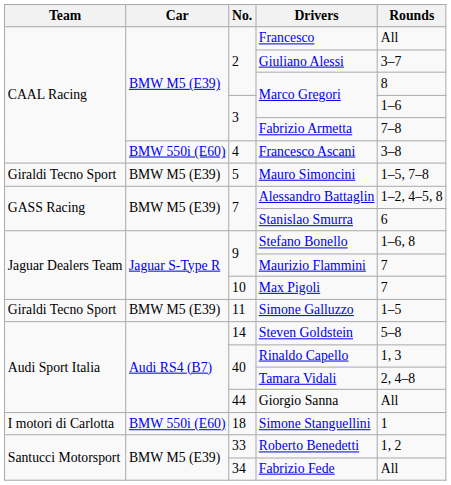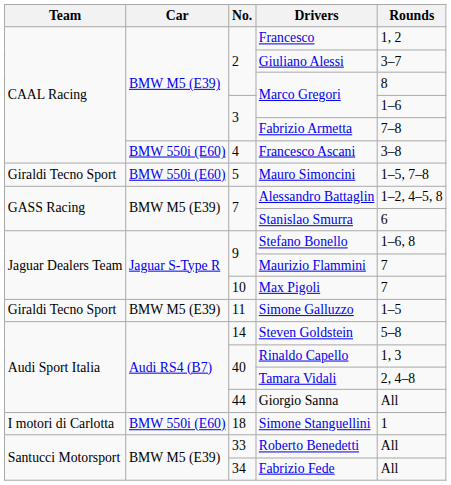(390, 38) All -> (391, 38) 1, 2
(175, 174) BMW M5 (E39) -> (177, 174) BMW 550i (E60)
(391, 446) 1, 2 -> (390, 446) All
